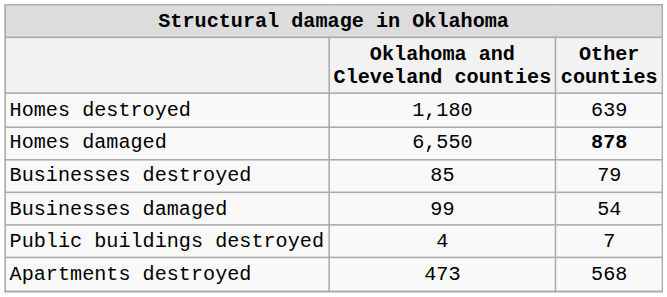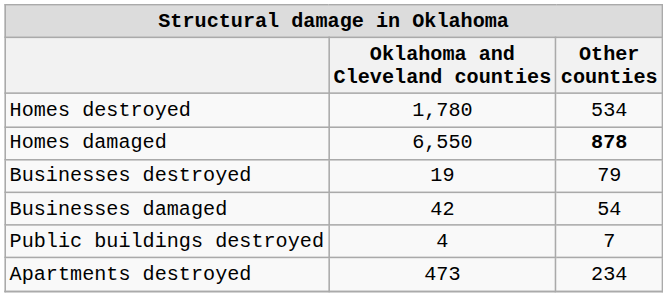(442, 110) 1,180 -> (442, 110) 1,780
(609, 110) 639 -> (609, 110) 534
(442, 176) 85 -> (442, 176) 19
(442, 209) 99 -> (442, 209) 42
(609, 274) 568 -> (609, 274) 234
